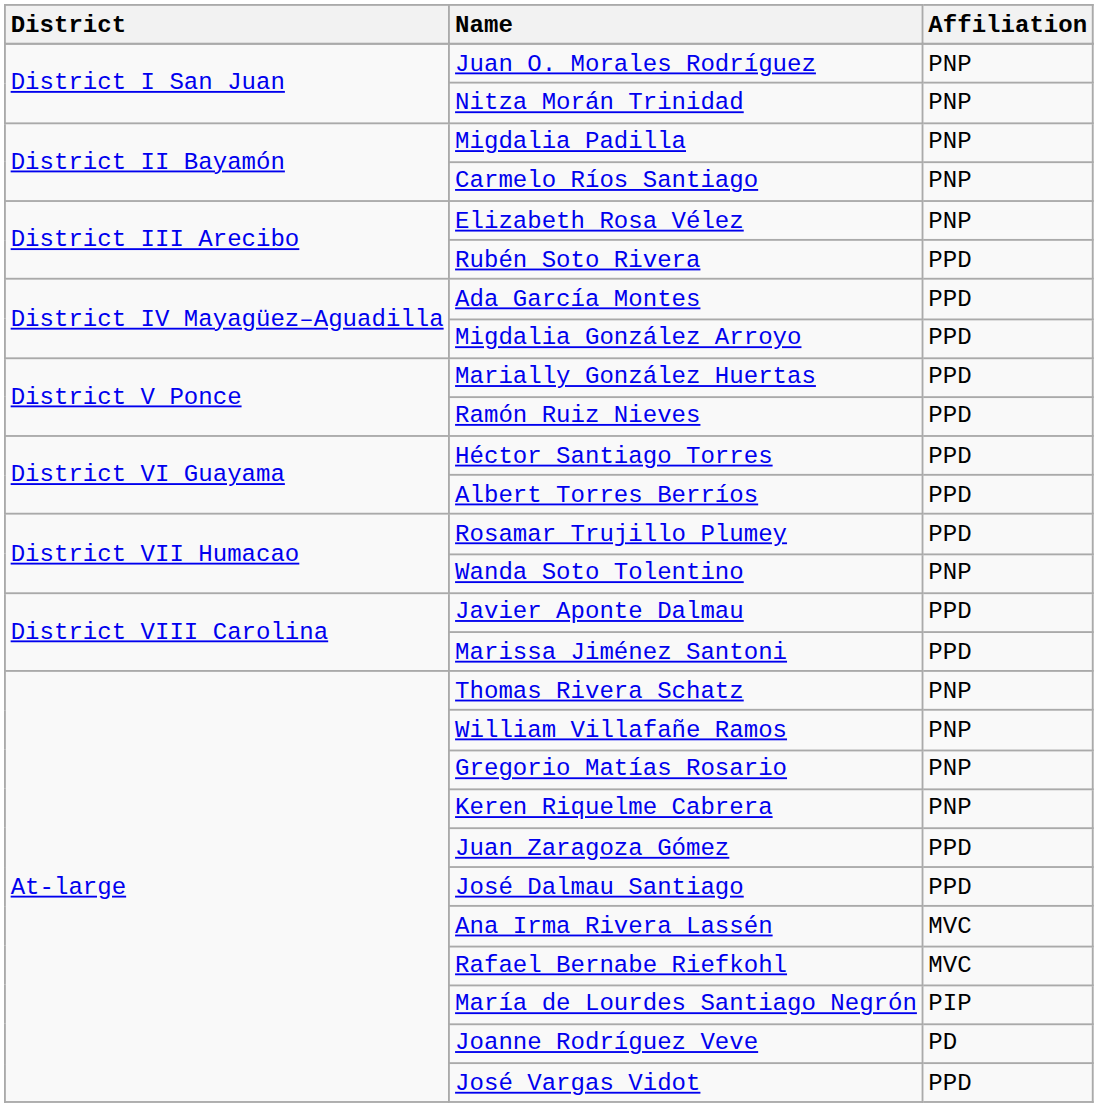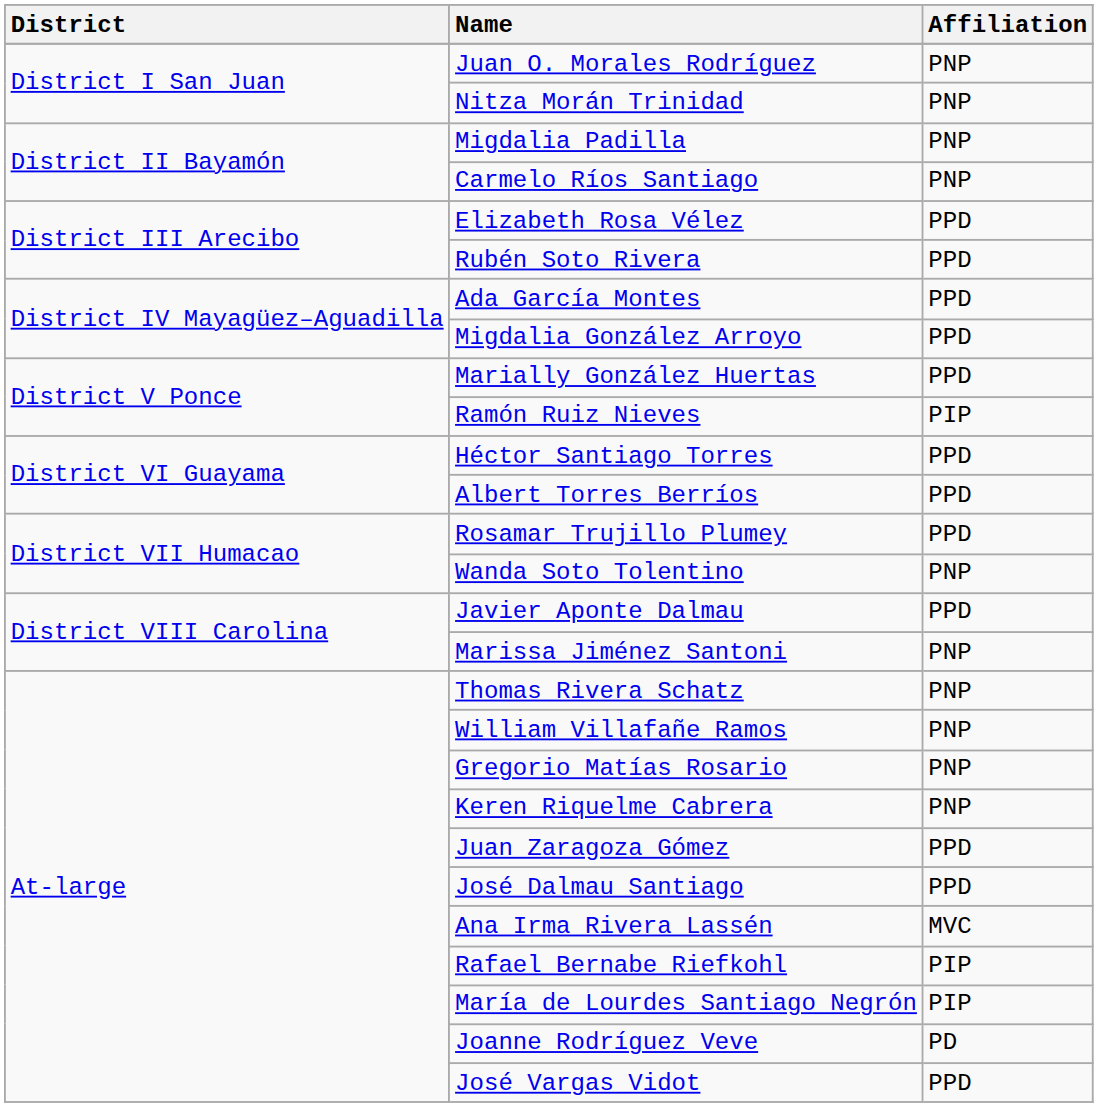(950, 221) PNP -> (950, 221) PPD
(950, 416) PPD -> (950, 416) PIP
(950, 652) PPD -> (950, 652) PNP
(950, 965) MVC -> (950, 965) PIP
